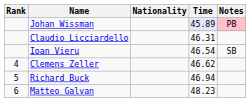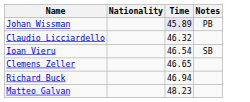- column: (16, 11)
(231, 24) pink background -> (208, 24) no background
(203, 38) 46.31 -> (179, 38) 46.32
(203, 64) 46.62 -> (179, 64) 46.65
